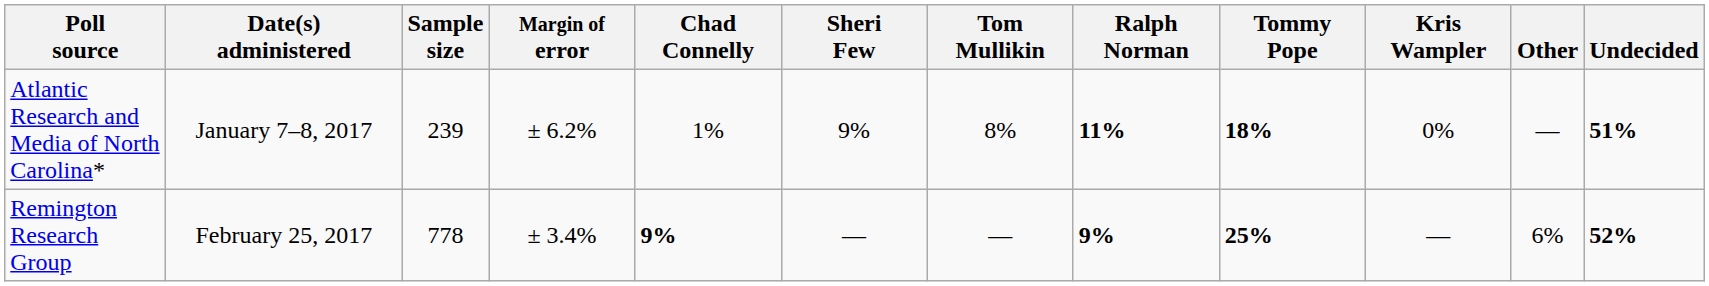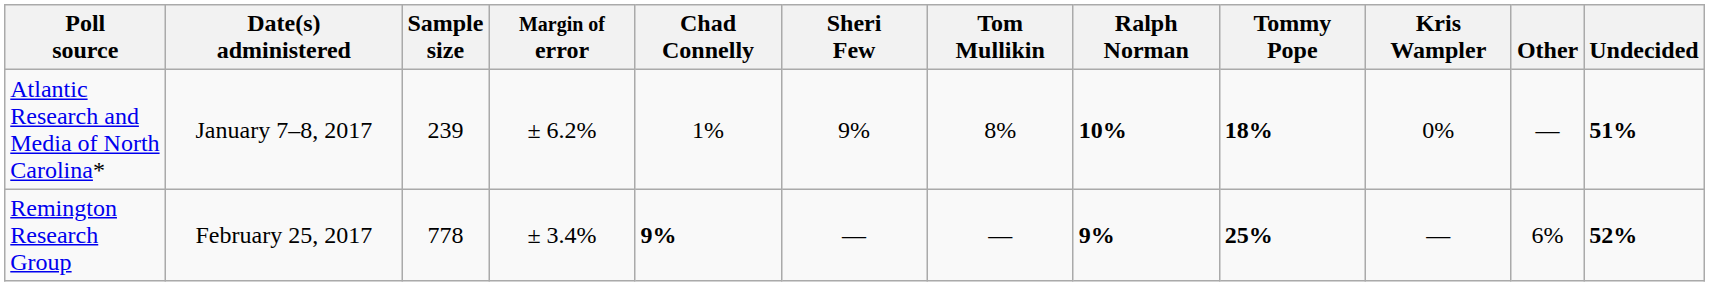(1102, 129) 11% -> (1103, 129) 10%
